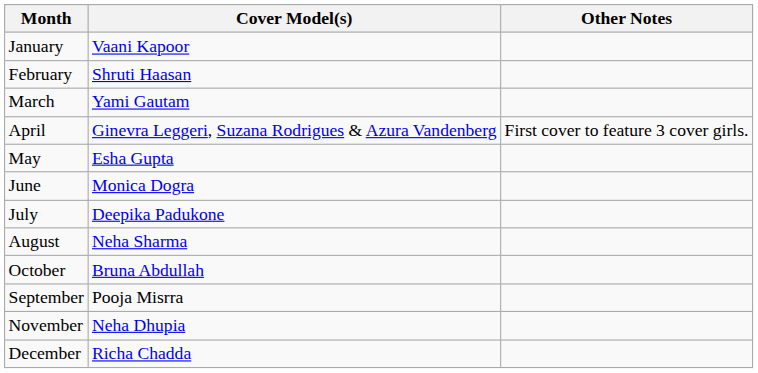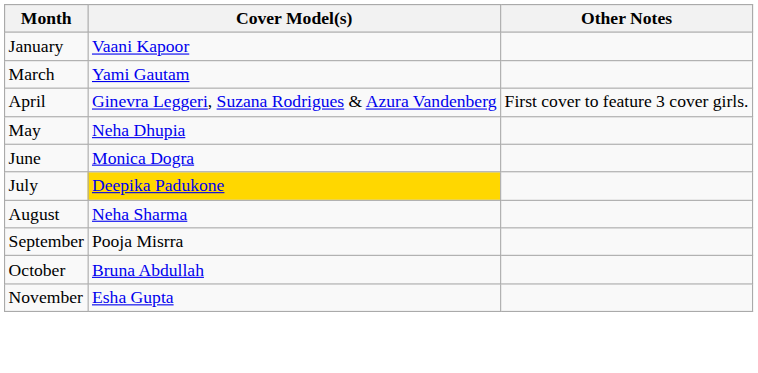- row: (40, 74)
(133, 158) Esha Gupta -> (139, 130) Neha Dhupia
(158, 213) no background -> (158, 185) gold background
rows swapped: (46, 297) <-> (37, 269)
(139, 325) Neha Dhupia -> (133, 297) Esha Gupta
- row: (45, 353)
